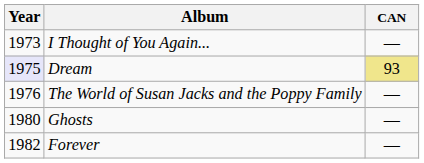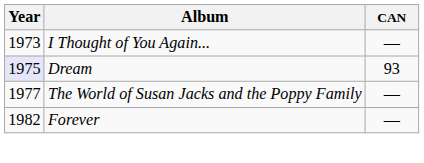(392, 68) khaki background -> (392, 68) no background
(24, 94) 1976 -> (24, 94) 1977
- row: (70, 119)
